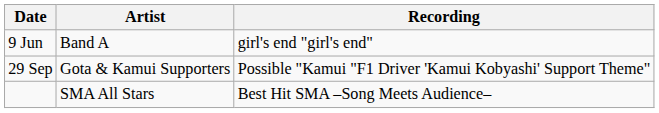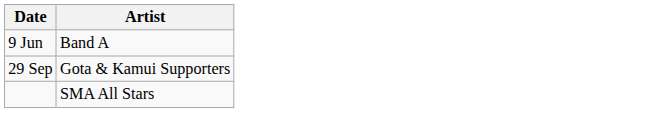- column: (444, 17)
